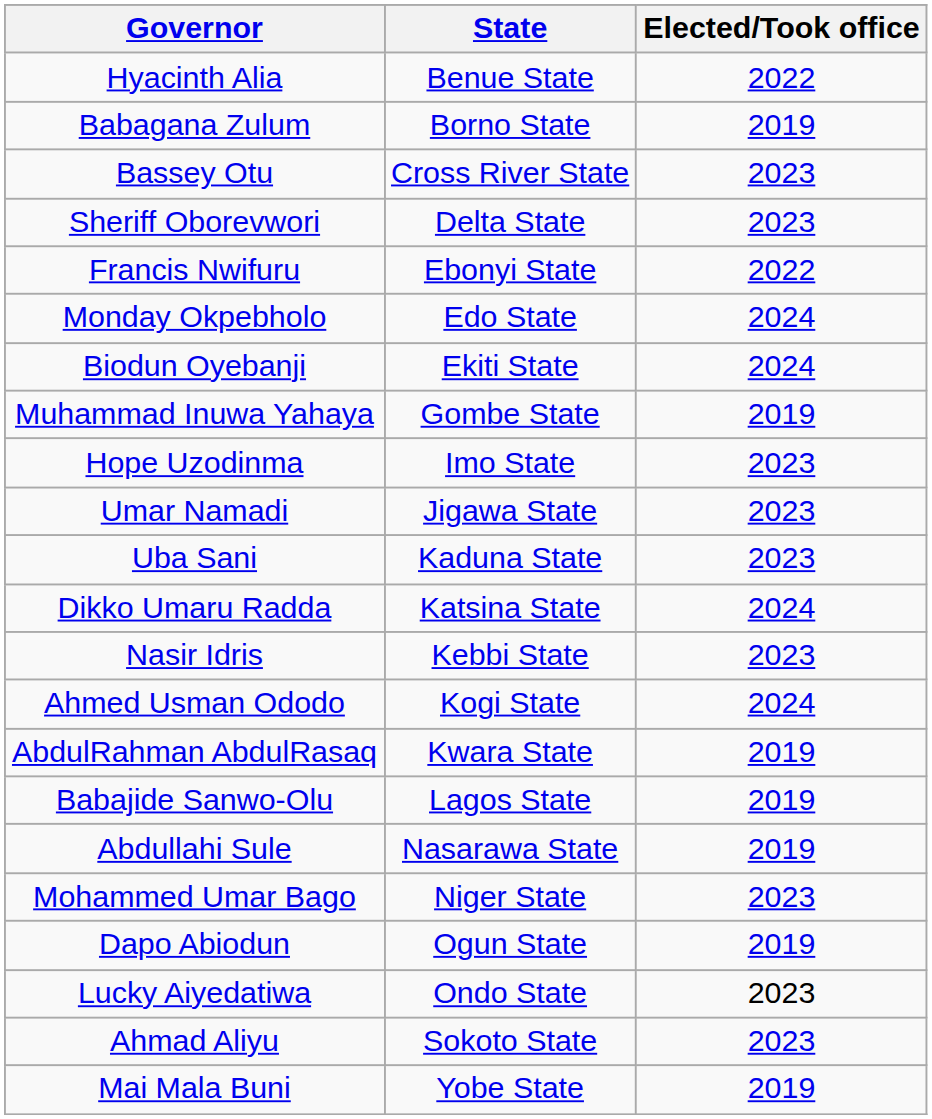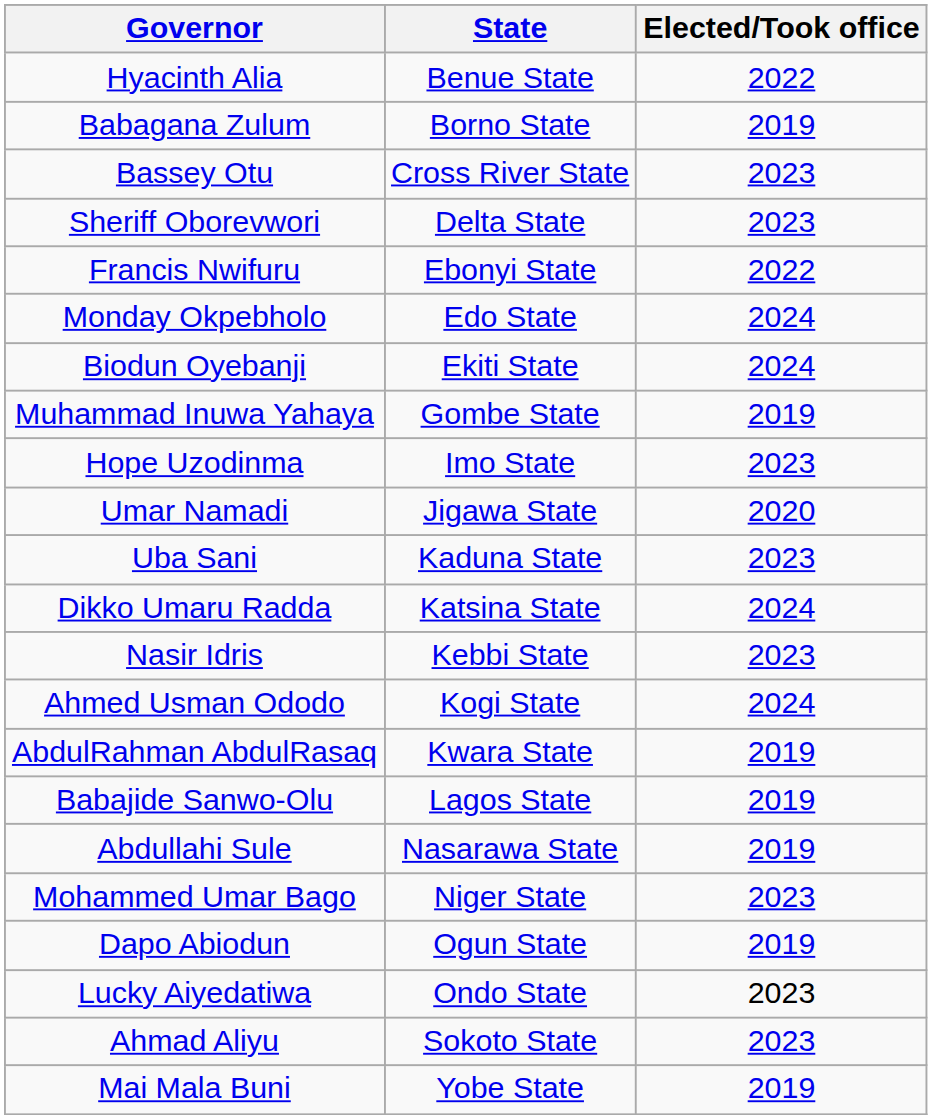(781, 510) 2023 -> (781, 510) 2020
